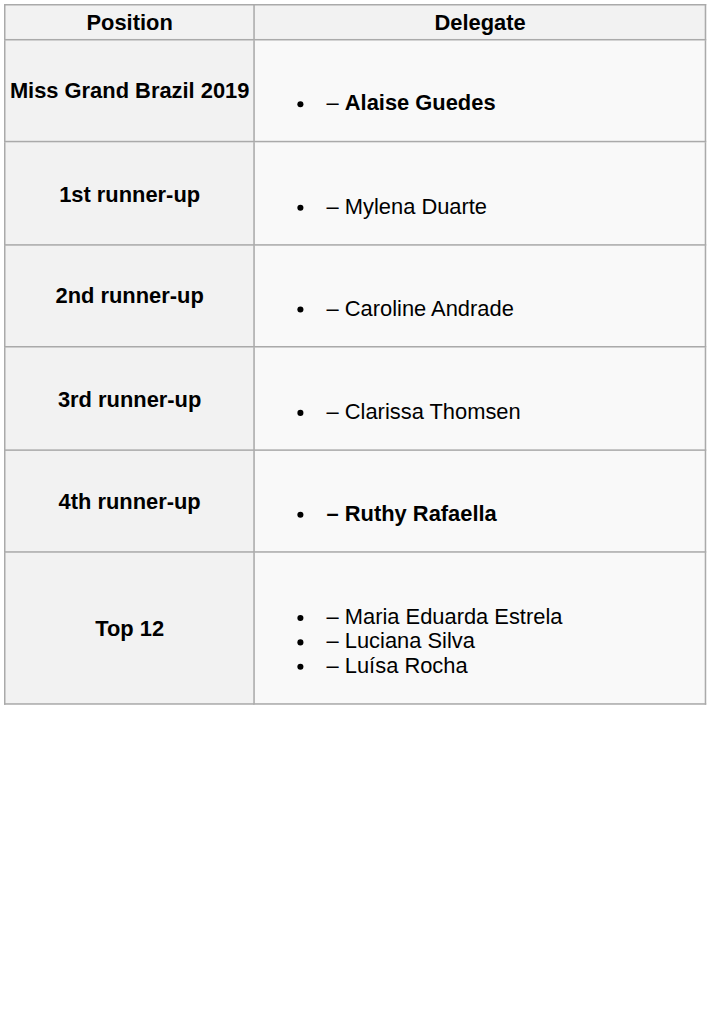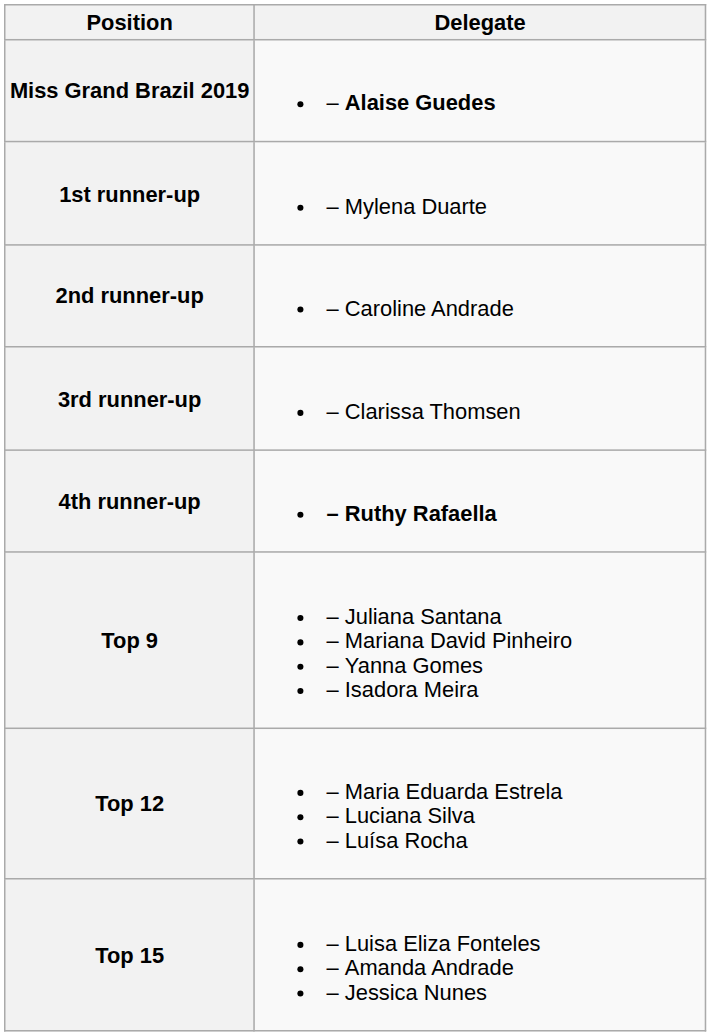+ row: (130, 641)
+ row: (130, 956)
